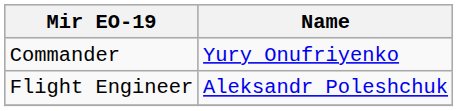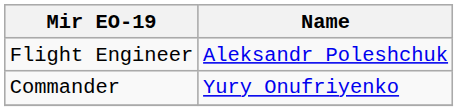rows swapped: (65, 55) <-> (102, 88)
